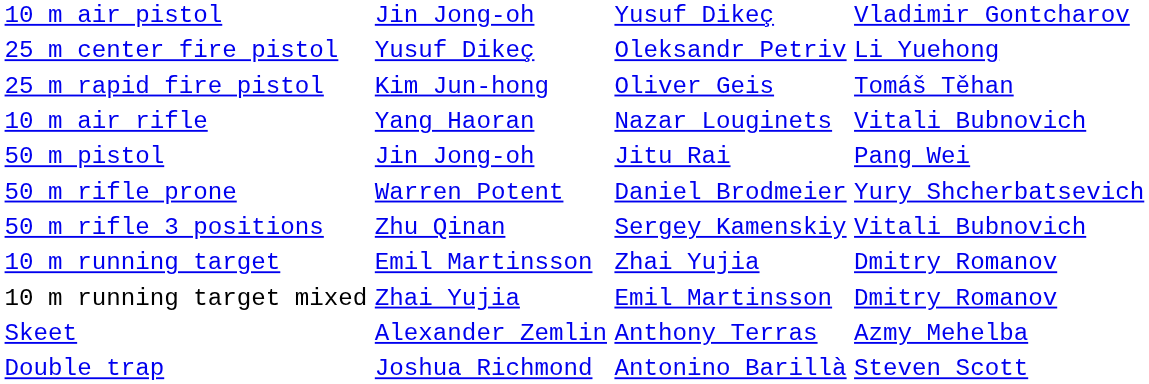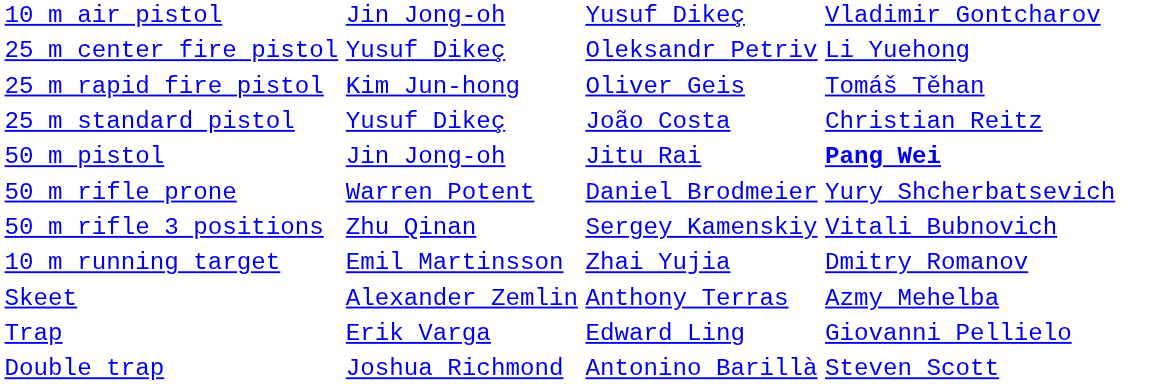+ row: (150, 122)
- row: (106, 122)
(912, 157) normal -> (883, 157) bold
- row: (186, 298)
+ row: (34, 334)
